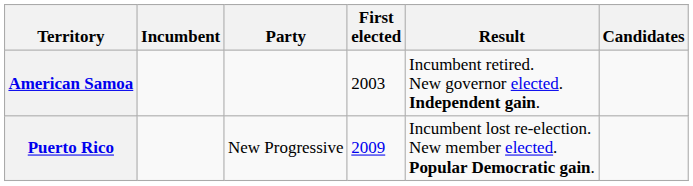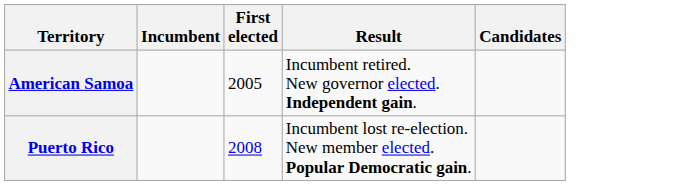- column: (286, 37)
(368, 83) 2003 -> (245, 83) 2005
(368, 148) 2009 -> (245, 148) 2008
